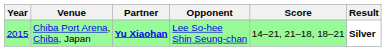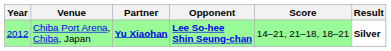(18, 33) 2015 -> (18, 33) 2012
(210, 33) normal -> (212, 33) bold
